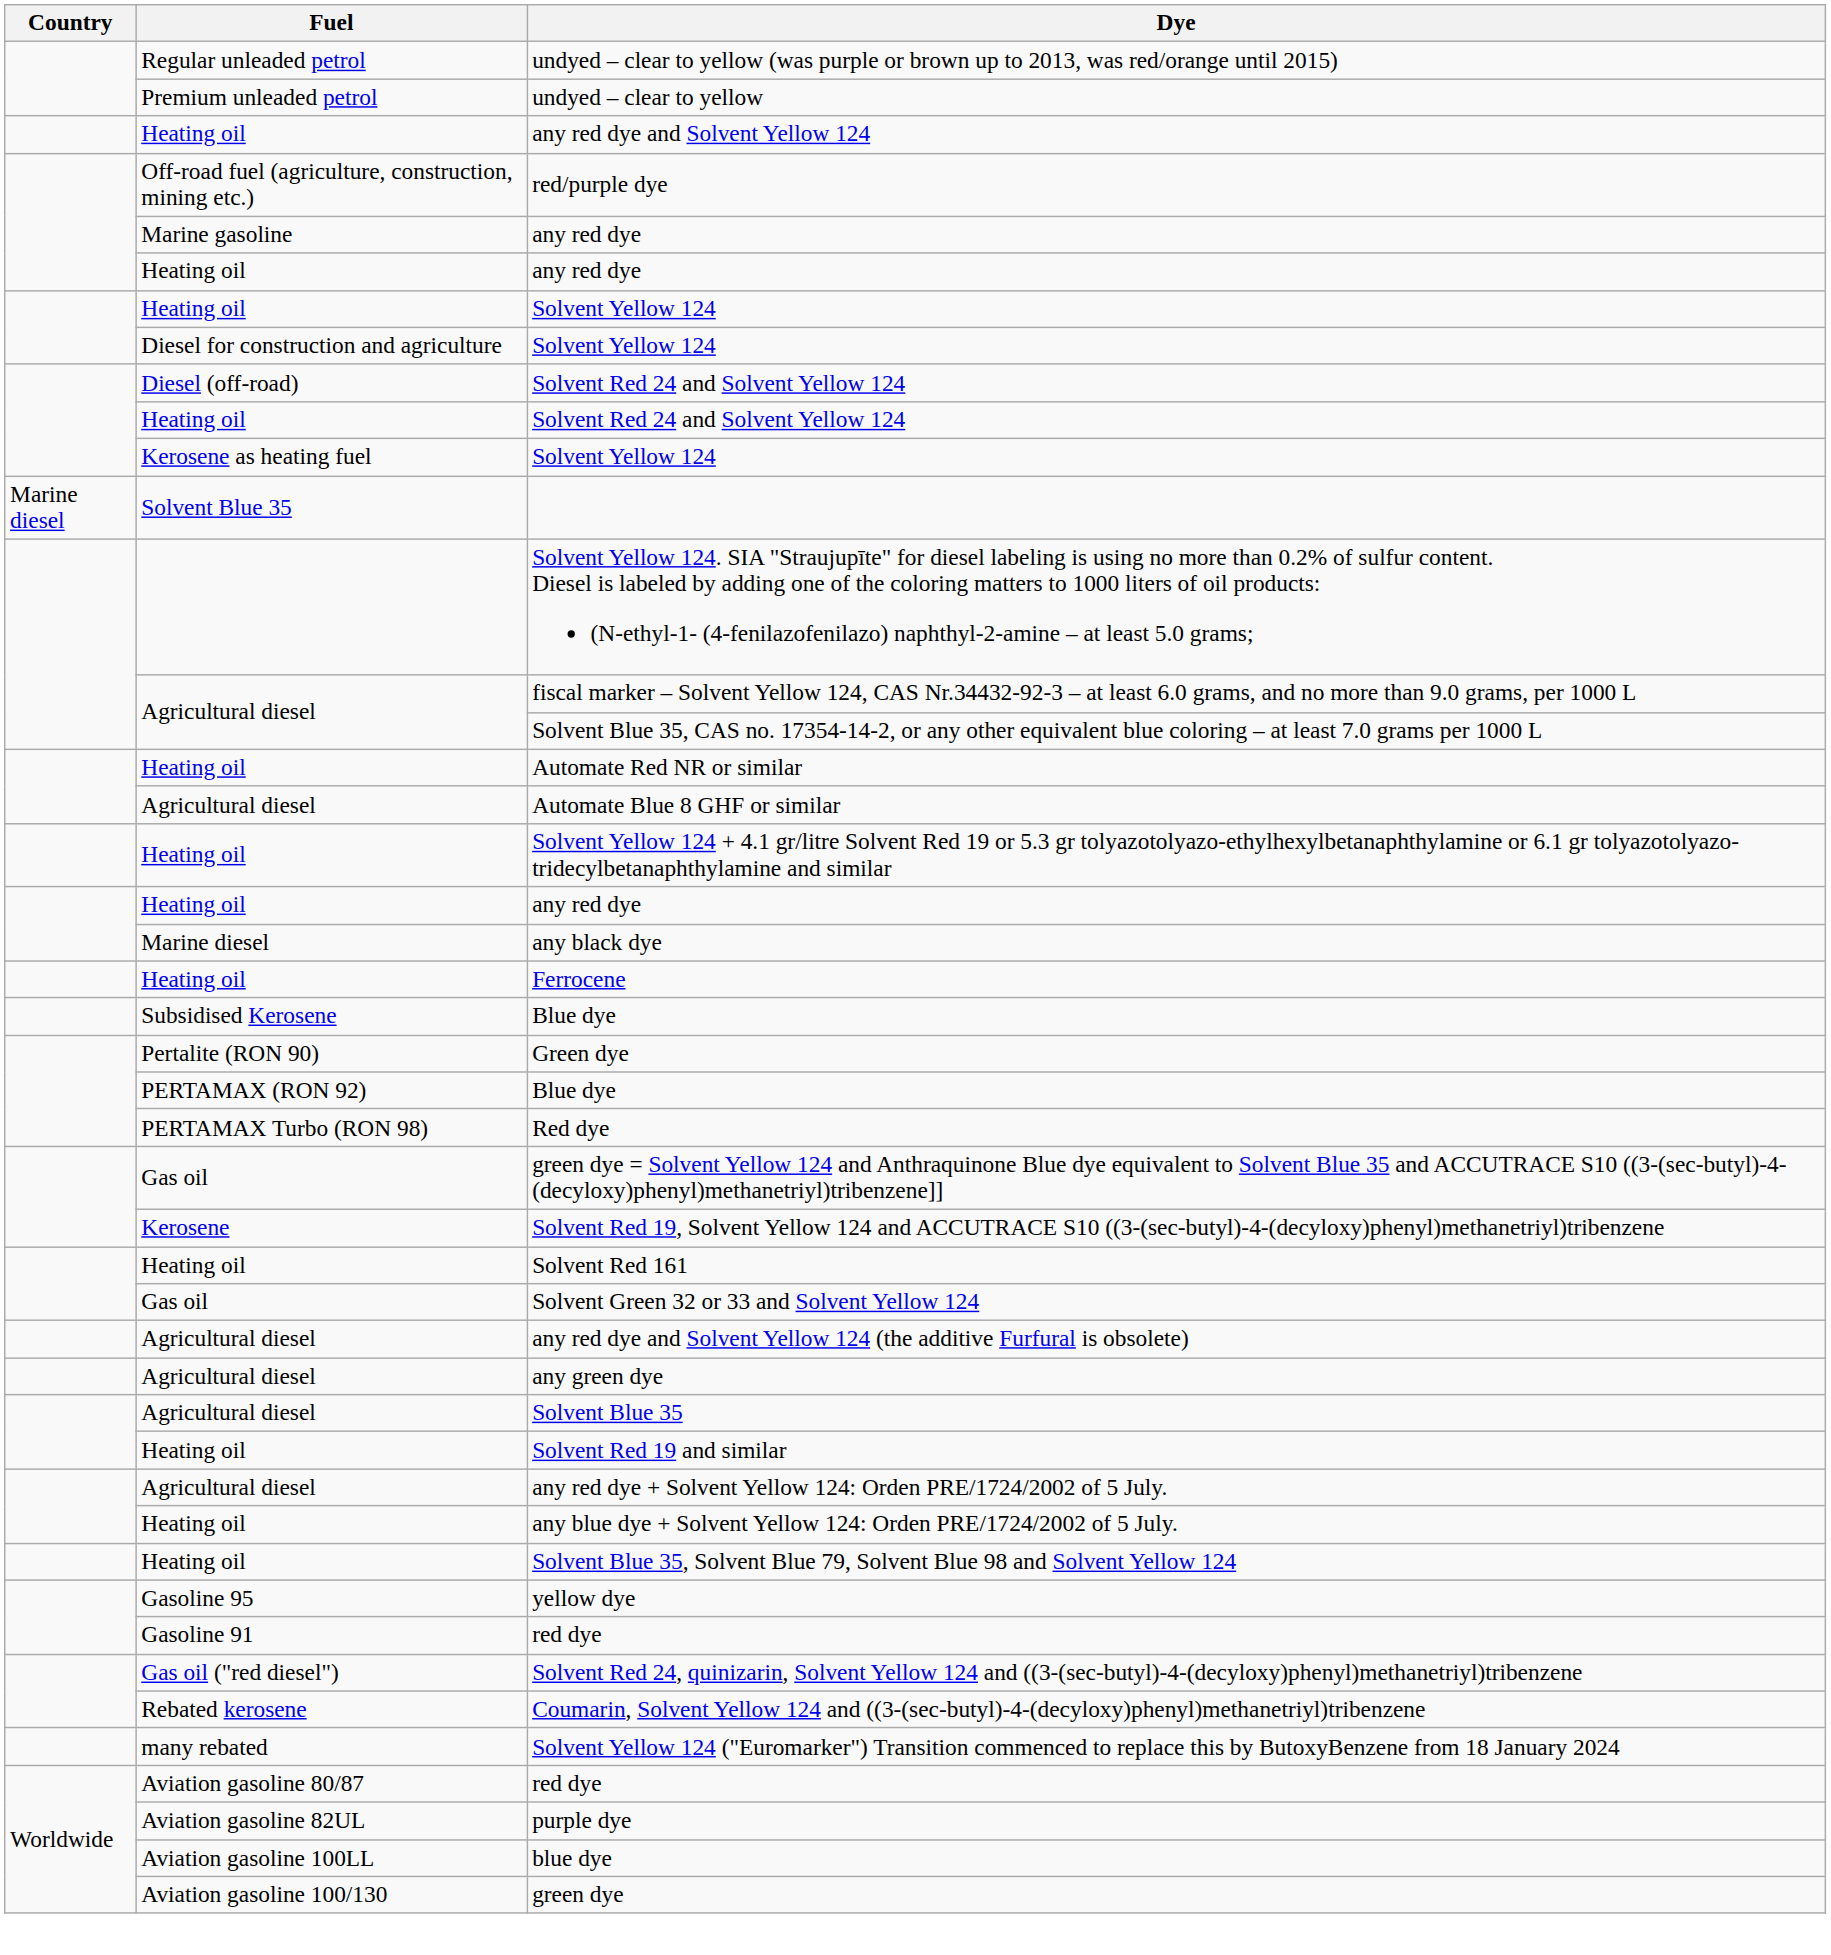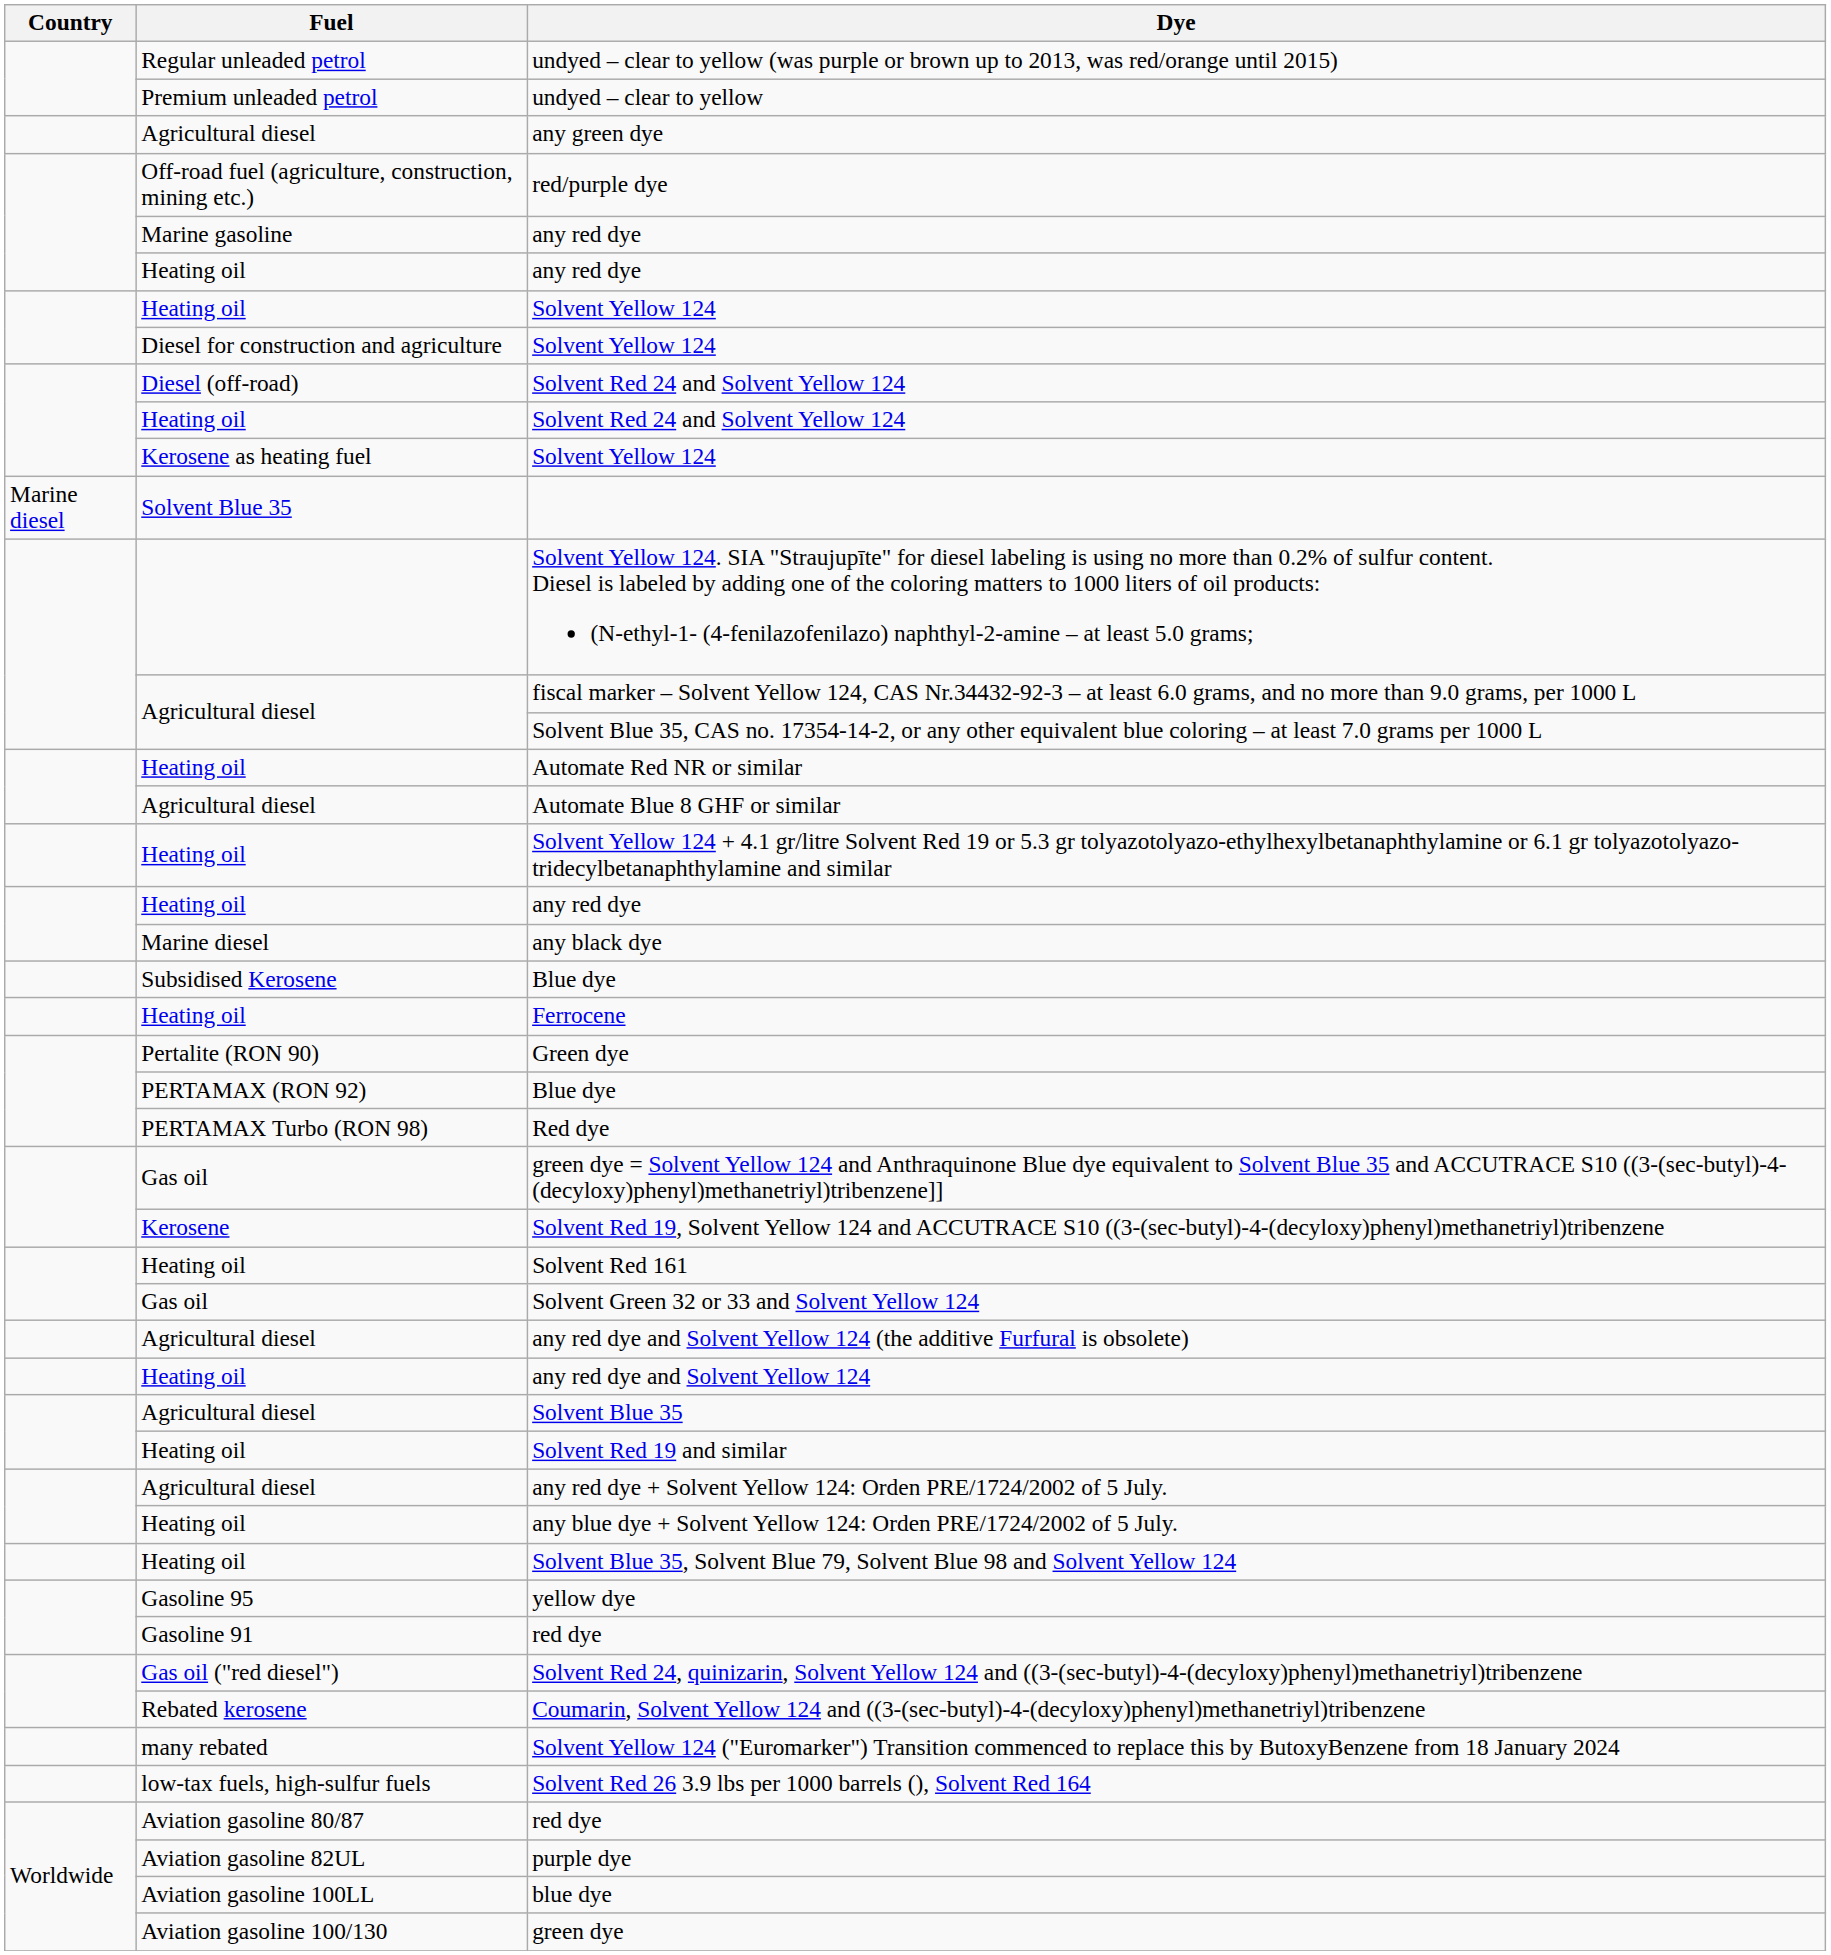rows swapped: (193, 134) <-> (229, 1375)
rows swapped: (193, 979) <-> (239, 1016)
+ row: (286, 1783)
